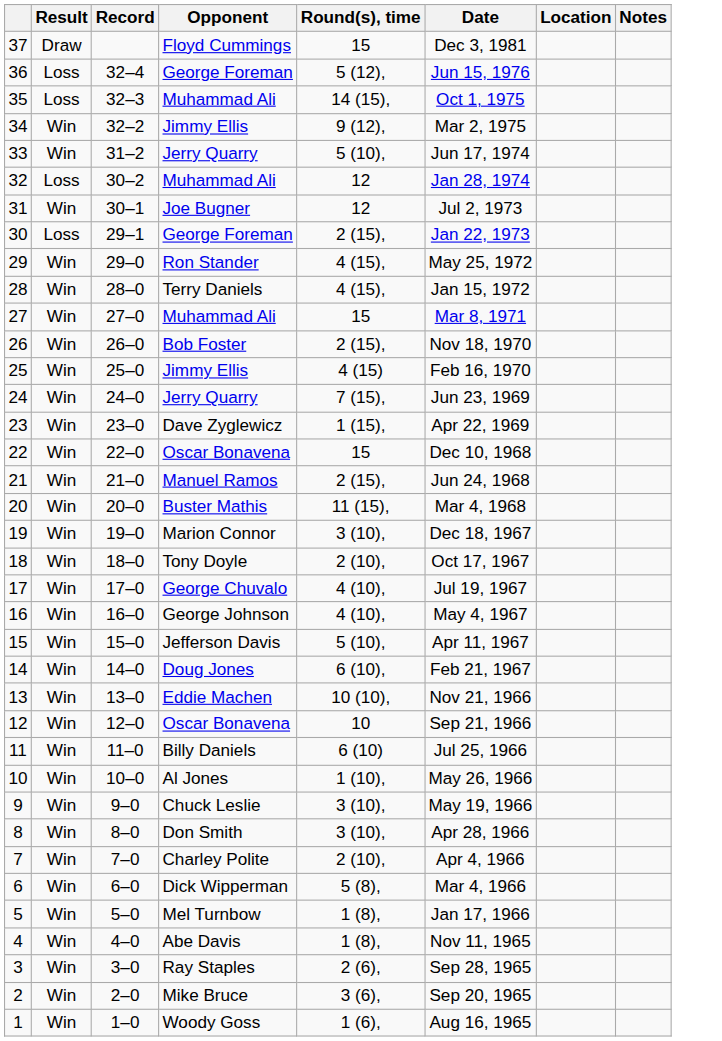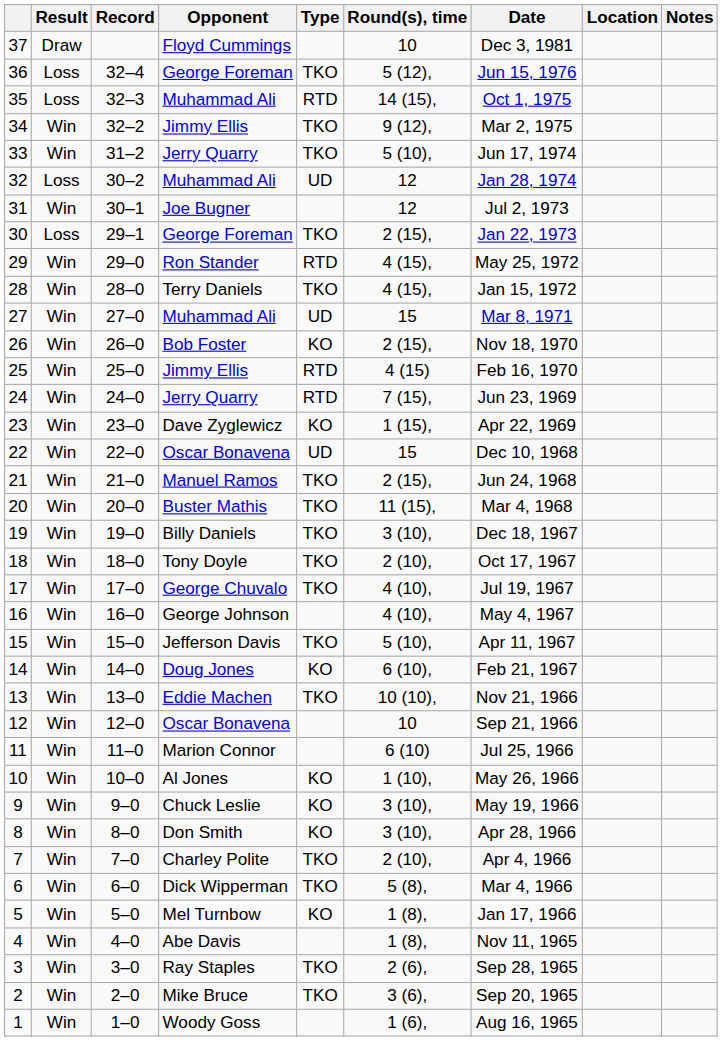+ column: (320, 18)
(361, 45) 15 -> (407, 45) 10
(219, 533) Marion Connor -> (209, 533) Billy Daniels
(209, 751) Billy Daniels -> (219, 751) Marion Connor
